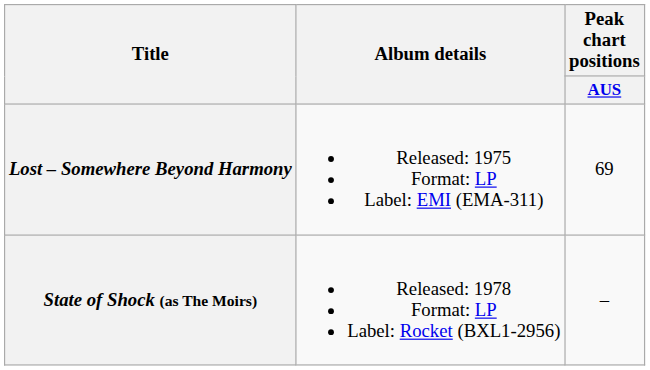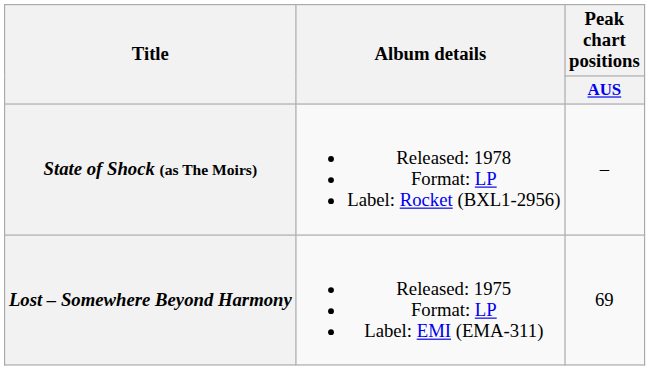rows swapped: (150, 169) <-> (150, 299)
